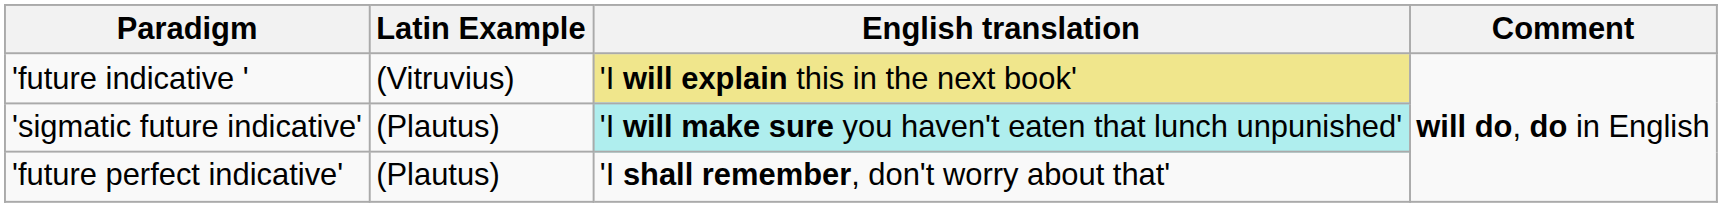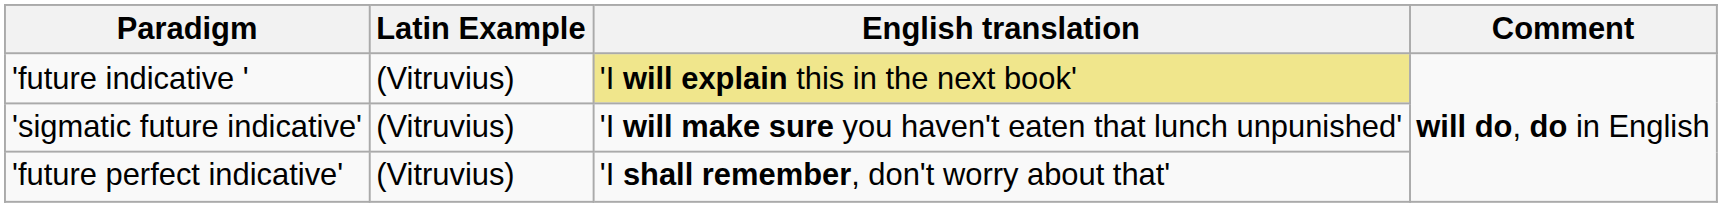(438, 126) (Plautus) -> (445, 126) (Vitruvius)
(1001, 126) paleturquoise background -> (1001, 126) no background
(438, 175) (Plautus) -> (445, 175) (Vitruvius)
